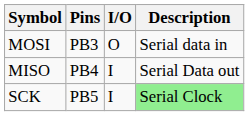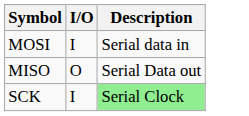- column: (85, 17)
(114, 44) O -> (72, 44) I
(111, 70) I -> (76, 70) O
